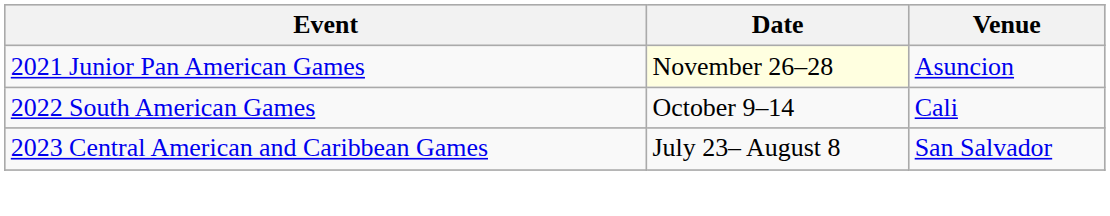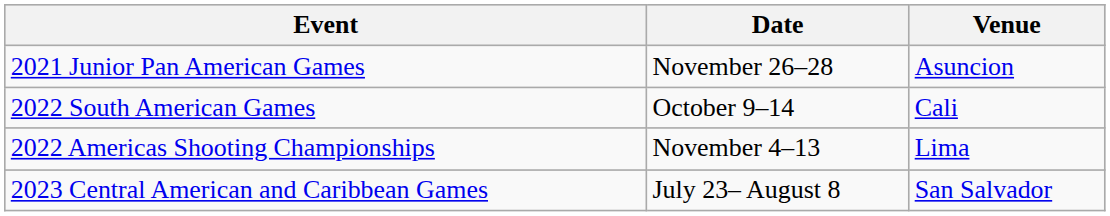(743, 66) lightyellow background -> (743, 66) no background
+ row: (223, 148)
